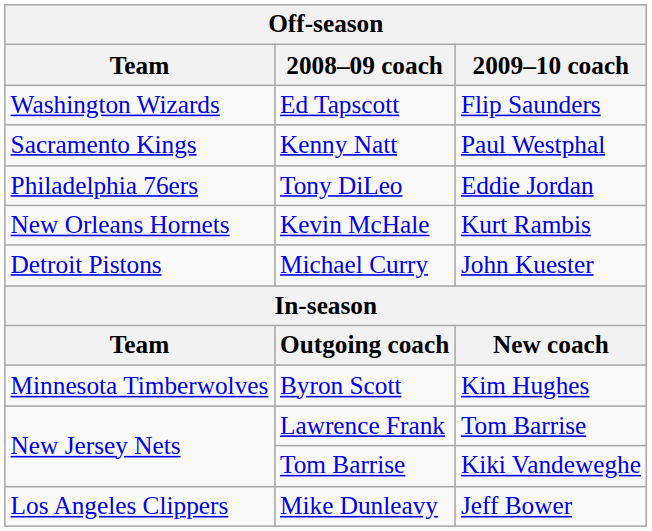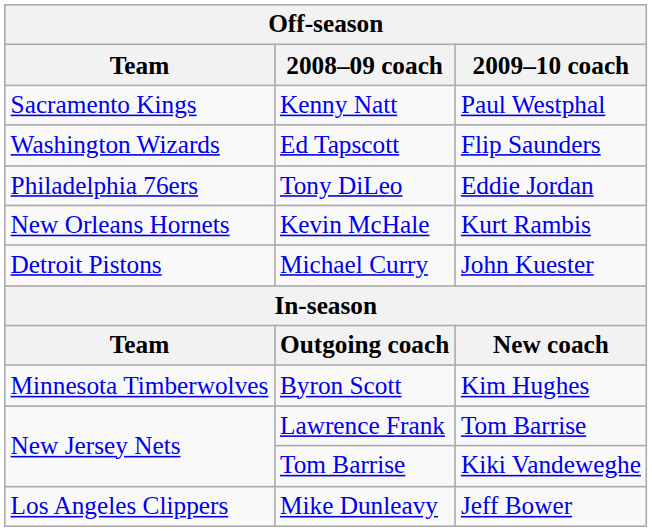rows swapped: (340, 104) <-> (339, 144)
